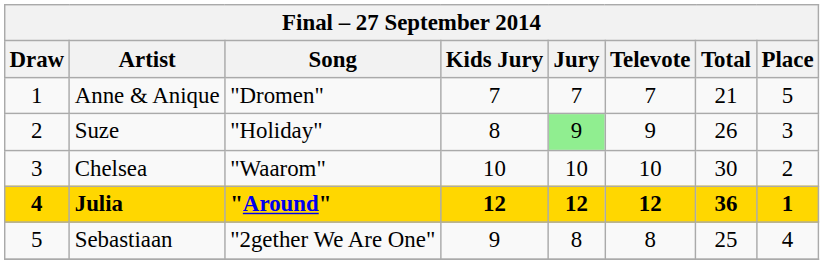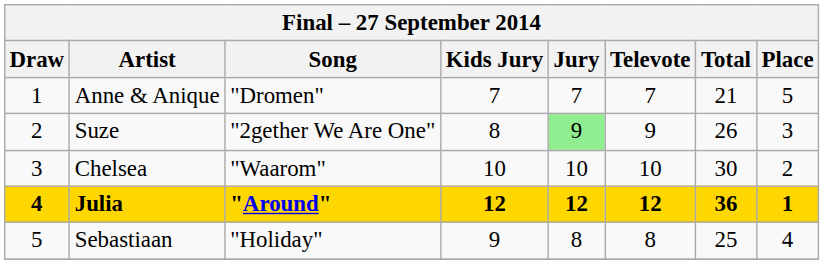(276, 131) "Holiday" -> (333, 131) "2gether We Are One"
(333, 240) "2gether We Are One" -> (276, 240) "Holiday"
